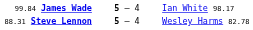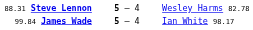rows swapped: (53, 8) <-> (48, 21)
